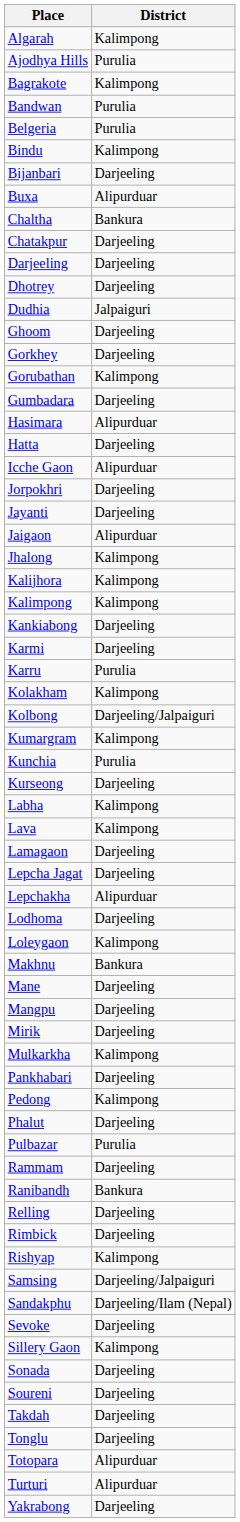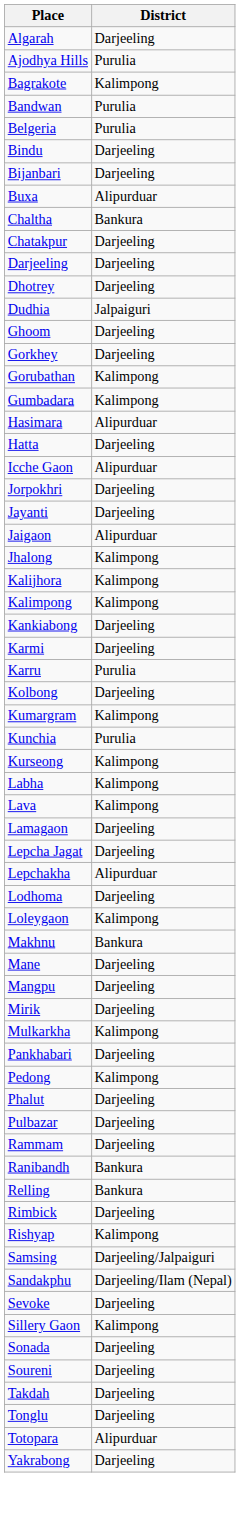(127, 38) Kalimpong -> (125, 38) Darjeeling
(127, 151) Kalimpong -> (125, 151) Darjeeling
(125, 399) Darjeeling -> (127, 399) Kalimpong
- row: (37, 693)
(155, 715) Darjeeling/Jalpaiguri -> (125, 693) Darjeeling
(125, 783) Darjeeling -> (127, 761) Kalimpong
(115, 1144) Purulia -> (125, 1122) Darjeeling
(125, 1212) Darjeeling -> (119, 1190) Bankura
- row: (28, 1483)
